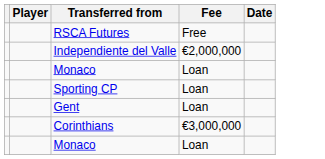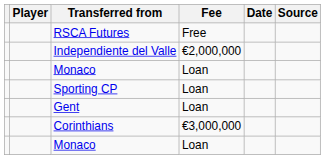+ column: (298, 13)
